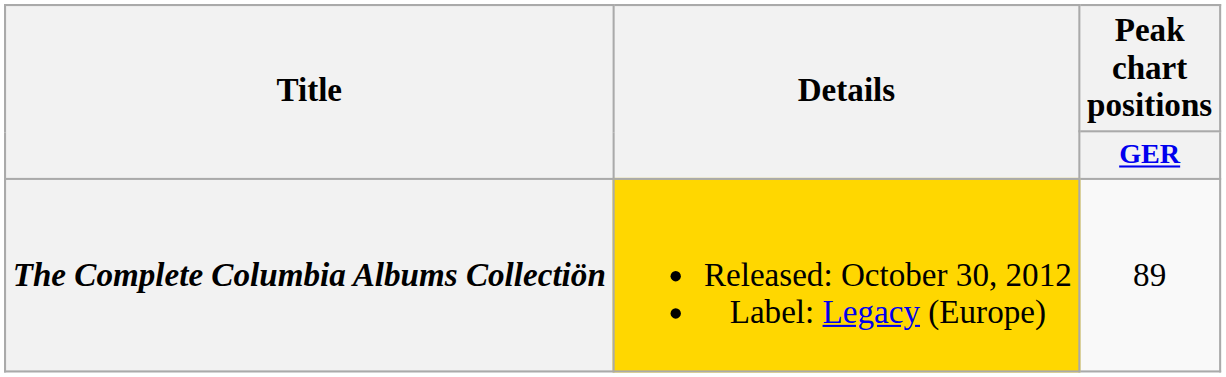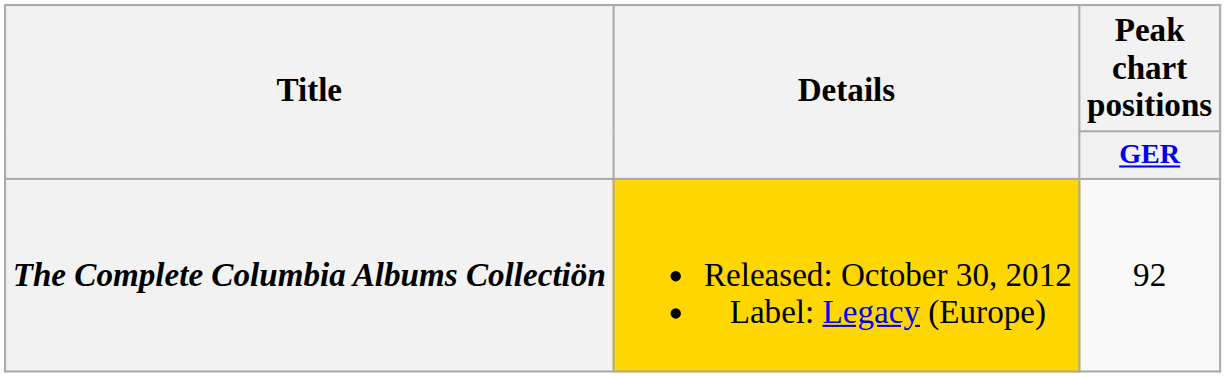(1150, 274) 89 -> (1150, 274) 92
